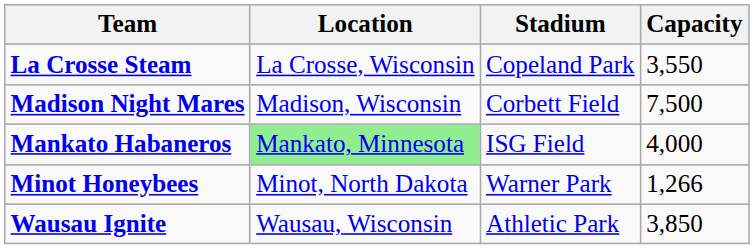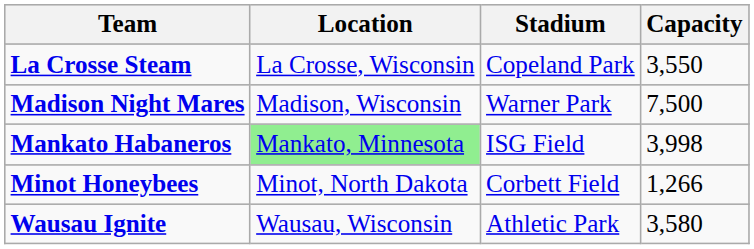(553, 104) Corbett Field -> (549, 104) Warner Park
(674, 143) 4,000 -> (674, 143) 3,998
(549, 183) Warner Park -> (553, 183) Corbett Field
(674, 223) 3,850 -> (674, 223) 3,580
